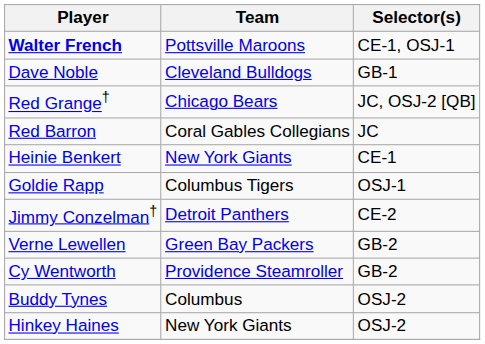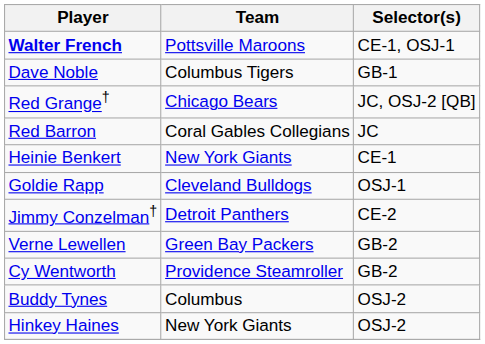(238, 72) Cleveland Bulldogs -> (229, 72) Columbus Tigers
(229, 185) Columbus Tigers -> (238, 185) Cleveland Bulldogs
